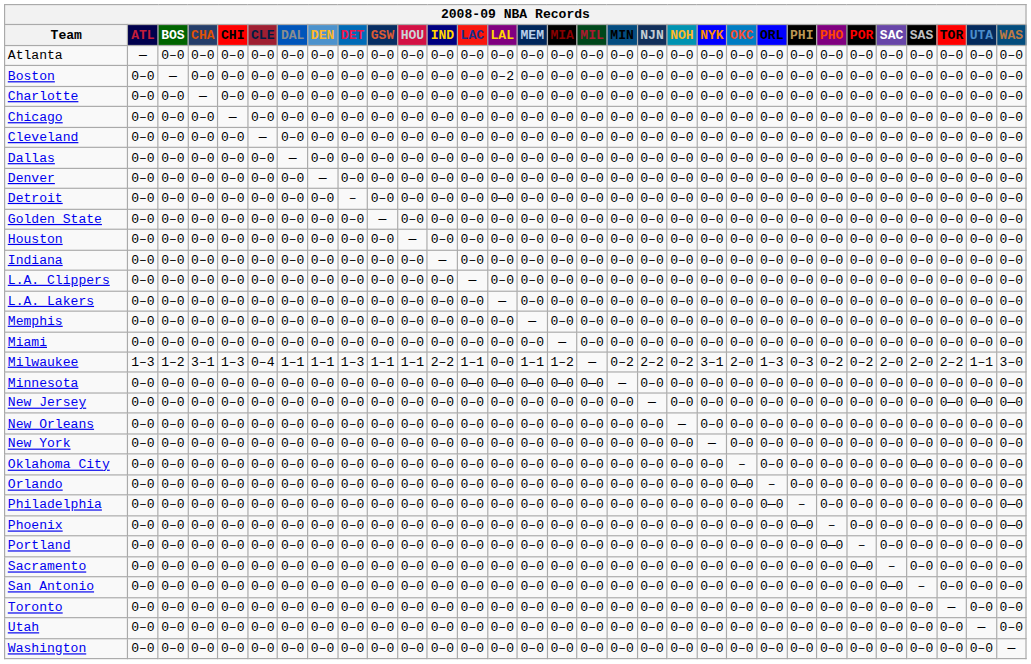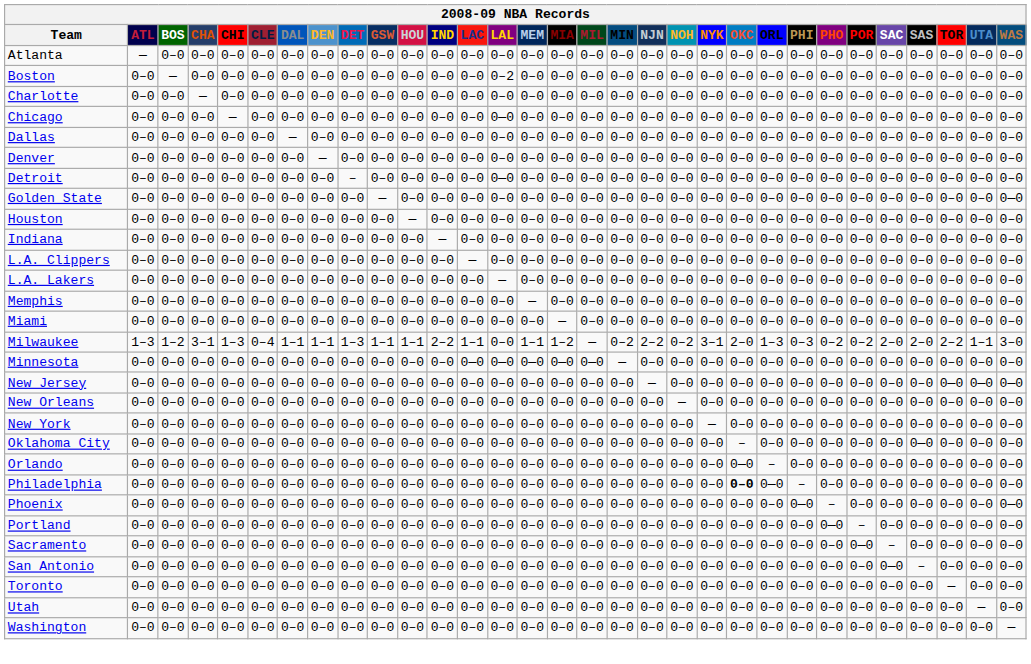(502, 117) 0–0 -> (502, 117) 0—0
- row: (43, 138)
(1011, 219) 0–0 -> (1011, 199) 0—0
(742, 505) normal -> (742, 485) bold
(1011, 505) 0—0 -> (1011, 485) 0–0
